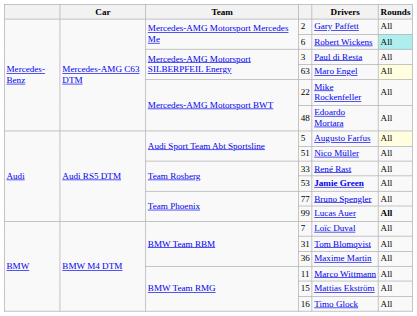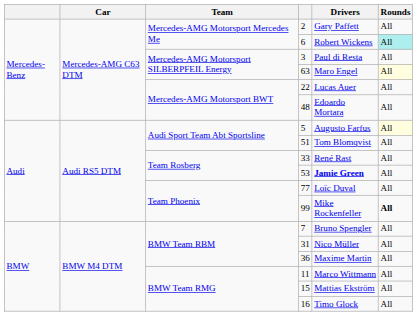(338, 92) Mike Rockenfeller -> (335, 86) Lucas Auer
(337, 153) Nico Müller -> (343, 142) Tom Blomqvist
(343, 198) Bruno Spengler -> (335, 187) Loïc Duval
(335, 213) Lucas Auer -> (338, 208) Mike Rockenfeller
(335, 228) Loïc Duval -> (343, 228) Bruno Spengler
(343, 243) Tom Blomqvist -> (337, 243) Nico Müller
